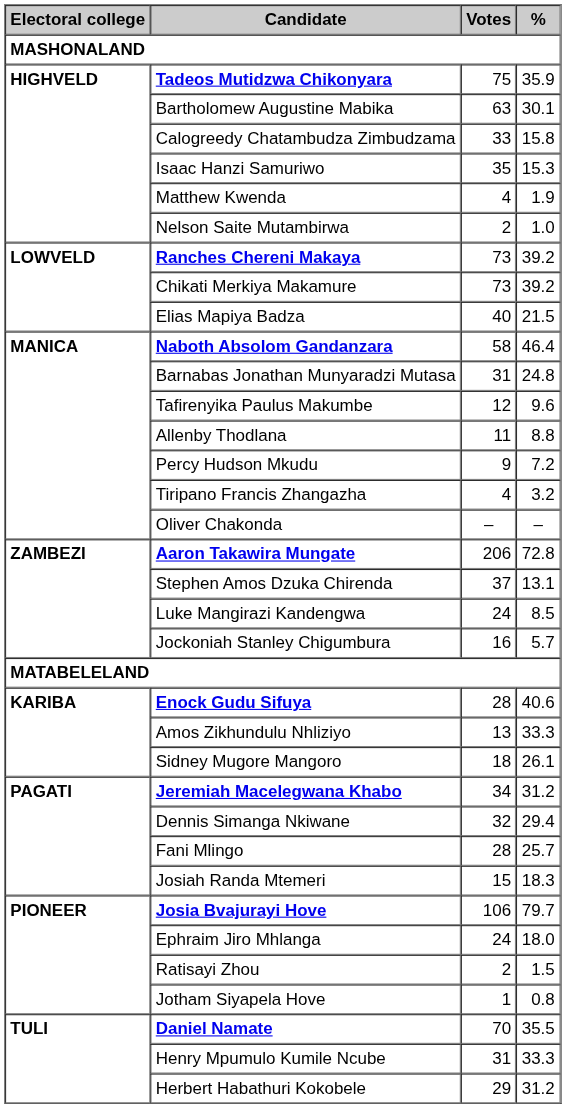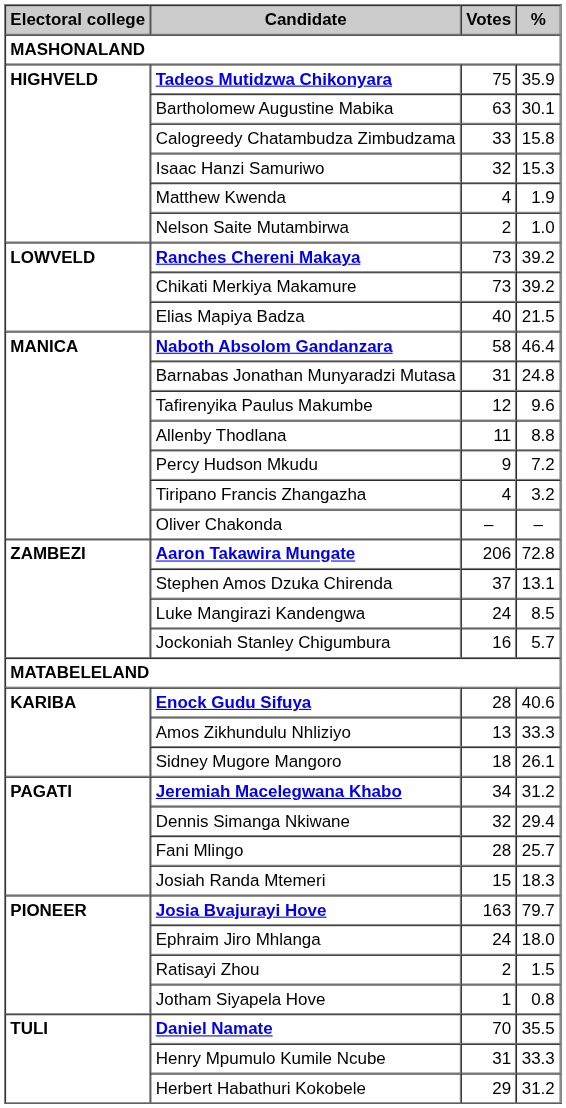(502, 168) 35 -> (502, 168) 32
(497, 910) 106 -> (497, 910) 163
